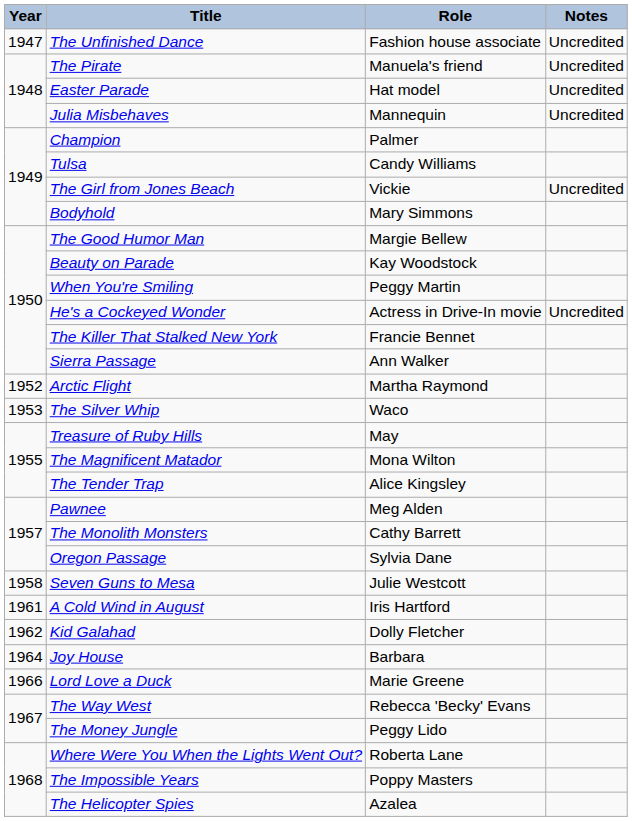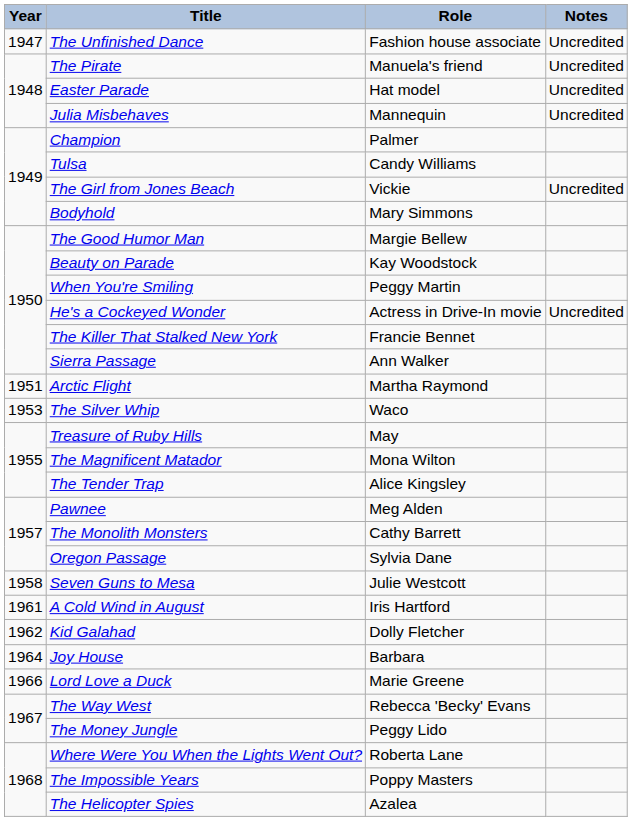(25, 386) 1952 -> (25, 386) 1951
